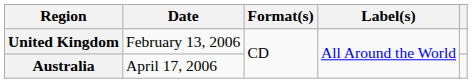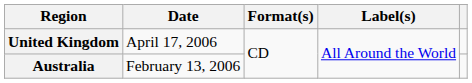(183, 41) February 13, 2006 -> (172, 41) April 17, 2006
(172, 66) April 17, 2006 -> (183, 66) February 13, 2006
